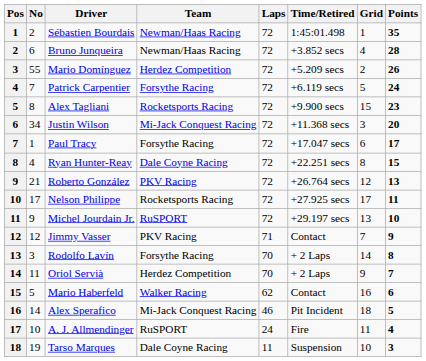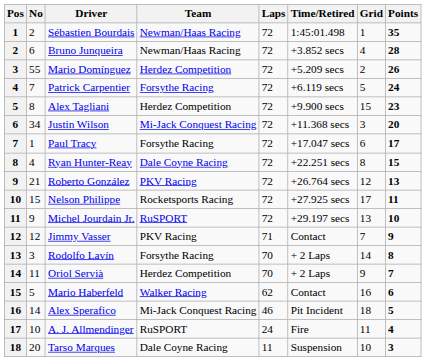(186, 106) Rocketsports Racing -> (185, 106) Herdez Competition
(35, 199) 17 -> (35, 199) 15
(35, 347) 19 -> (35, 347) 20
